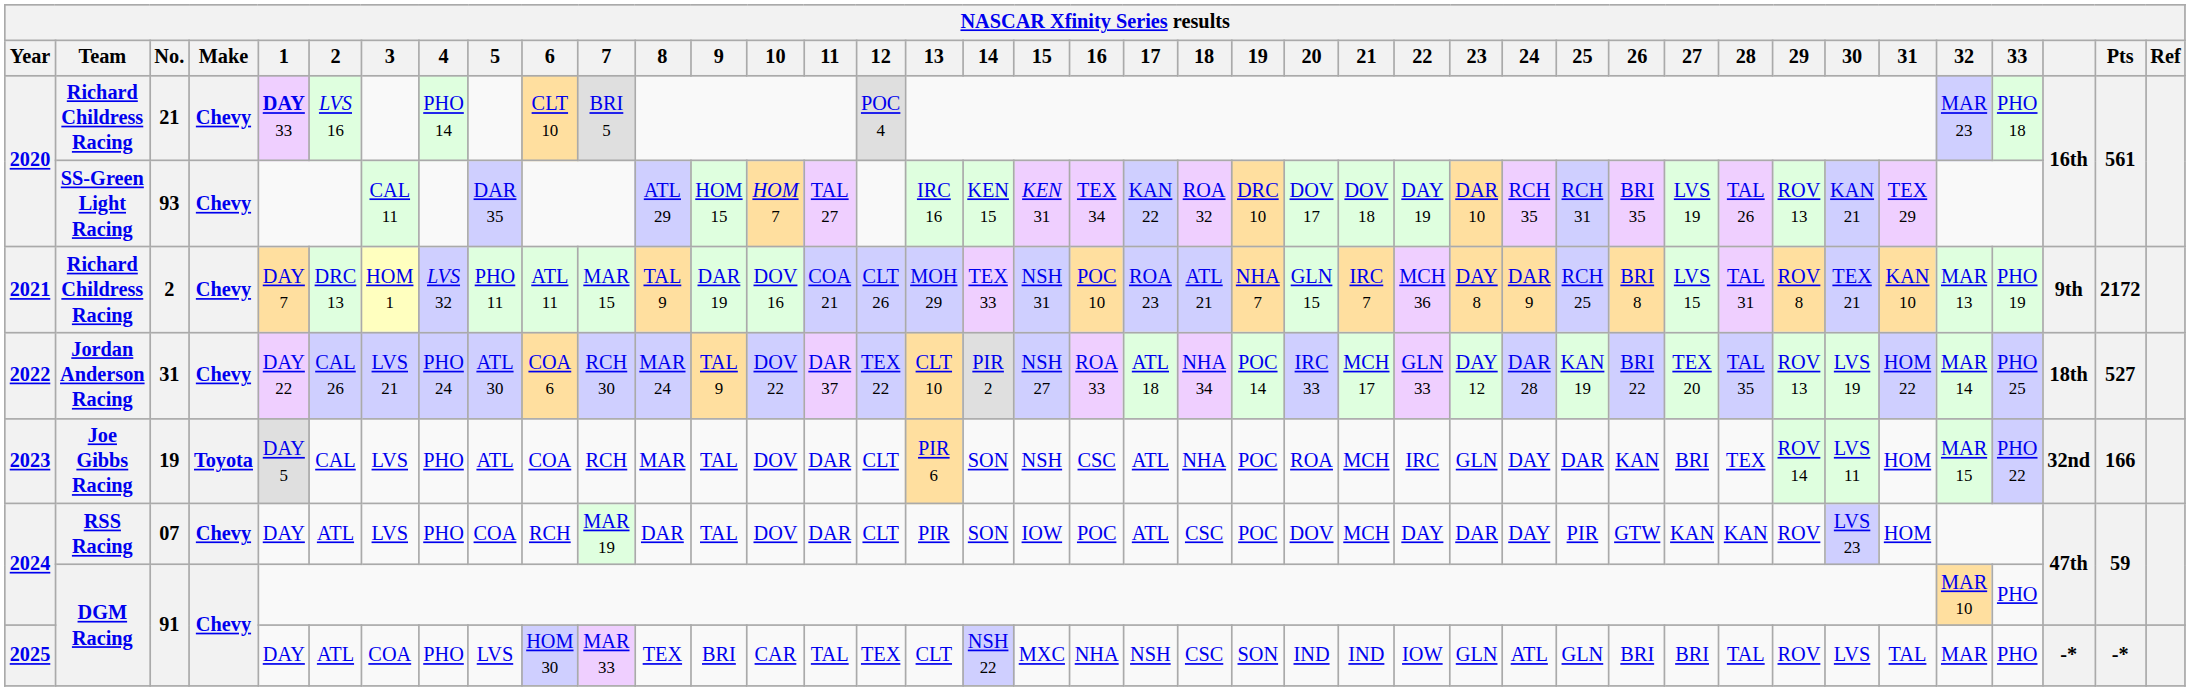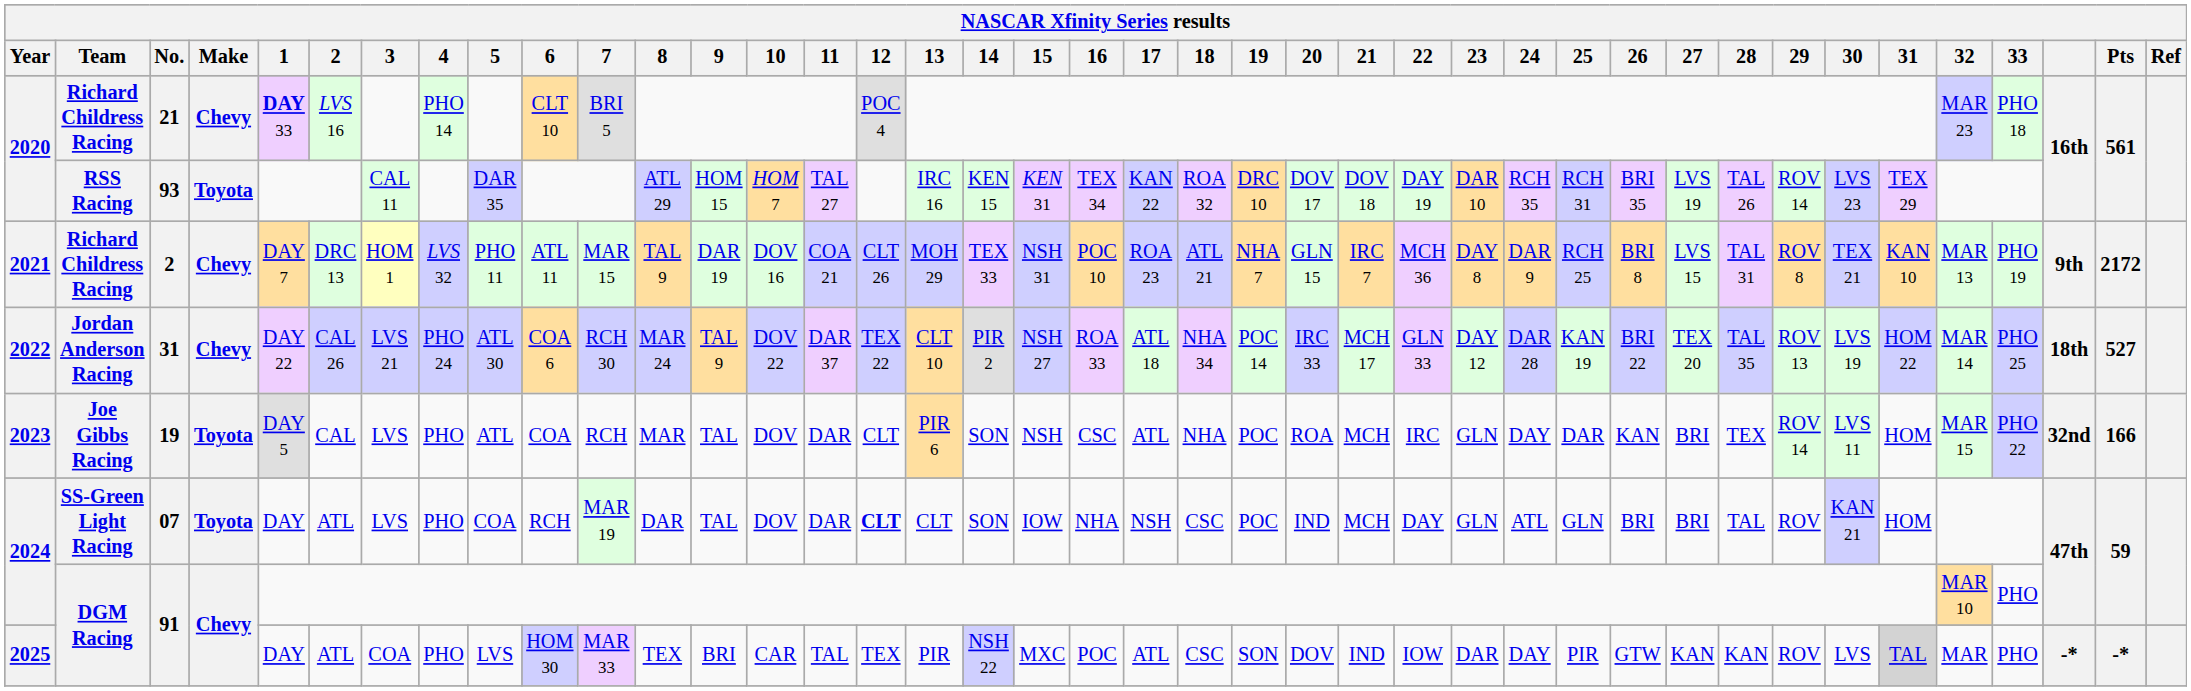(102, 203) SS-Green Light Racing -> (102, 190) RSS Racing
(223, 203) Chevy -> (223, 190) Toyota
(1799, 202) ROV 13 -> (1799, 189) ROV 14
(1852, 202) KAN 21 -> (1852, 189) LVS 23
(102, 534) RSS Racing -> (102, 521) SS-Green Light Racing
(223, 534) Chevy -> (223, 521) Toyota
(881, 534) normal -> (881, 521) bold
(934, 534) PIR -> (934, 521) CLT
(1097, 534) POC -> (1097, 521) NHA
(1150, 534) ATL -> (1151, 521) NSH
(1312, 534) DOV -> (1312, 521) IND
(1477, 534) DAR -> (1477, 521) GLN
(1529, 534) DAY -> (1530, 521) ATL
(1582, 534) PIR -> (1583, 521) GLN
(1637, 534) GTW -> (1638, 521) BRI
(1692, 534) KAN -> (1692, 521) BRI
(1746, 534) KAN -> (1746, 521) TAL
(1852, 533) LVS 23 -> (1852, 520) KAN 21
(934, 655) CLT -> (934, 655) PIR
(1097, 655) NHA -> (1097, 655) POC
(1150, 655) NSH -> (1151, 655) ATL
(1312, 655) IND -> (1312, 655) DOV
(1477, 655) GLN -> (1477, 655) DAR
(1529, 655) ATL -> (1530, 655) DAY
(1582, 655) GLN -> (1583, 655) PIR
(1637, 655) BRI -> (1638, 655) GTW
(1692, 655) BRI -> (1692, 655) KAN
(1746, 655) TAL -> (1746, 655) KAN
(1907, 655) no background -> (1908, 655) lightgrey background
